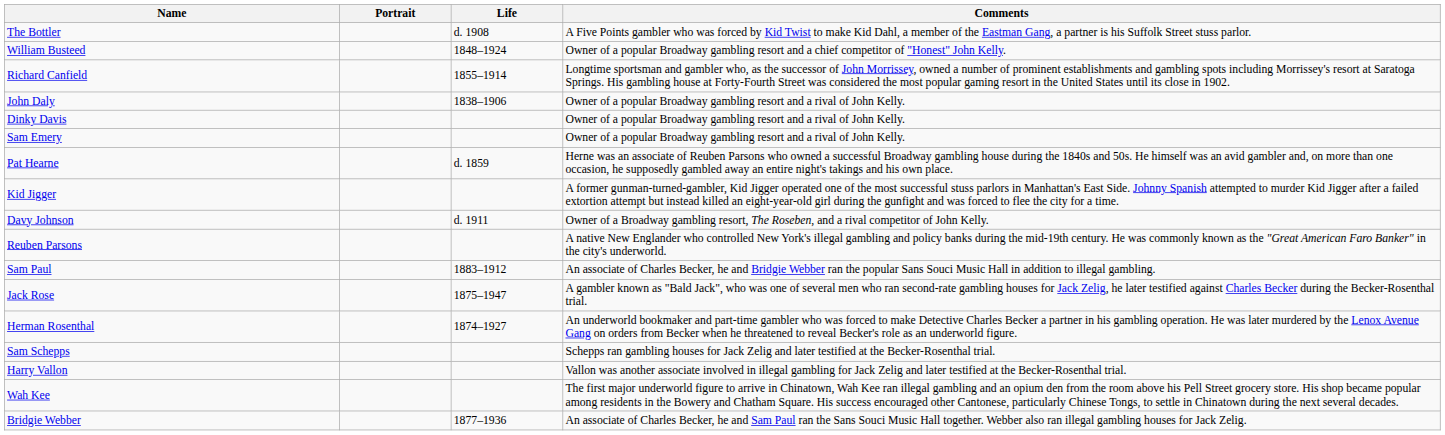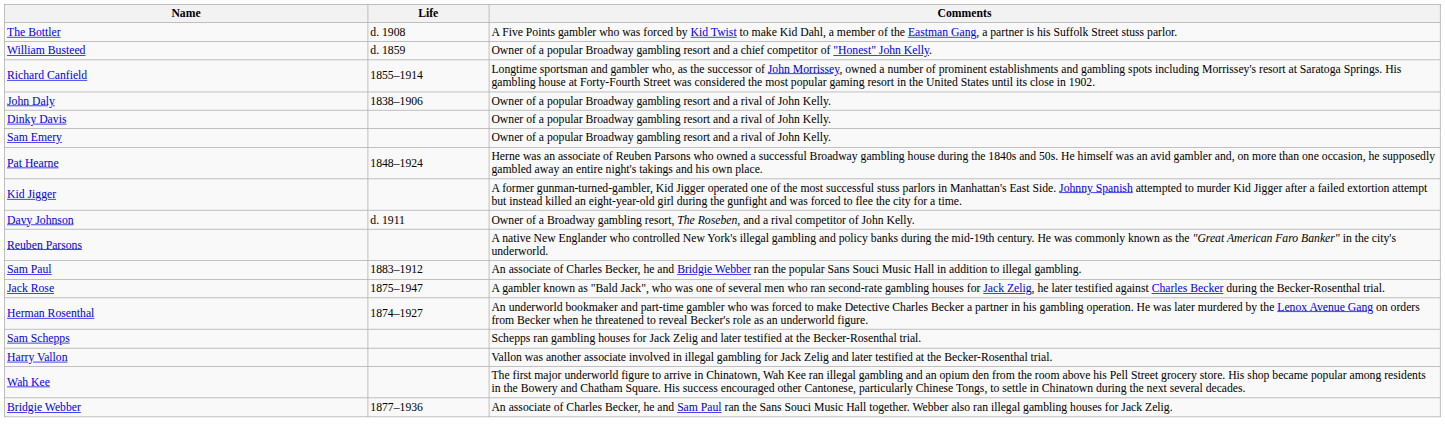- column: (395, 13)
(480, 50) 1848–1924 -> (388, 50) d. 1859
(471, 163) d. 1859 -> (397, 163) 1848–1924
